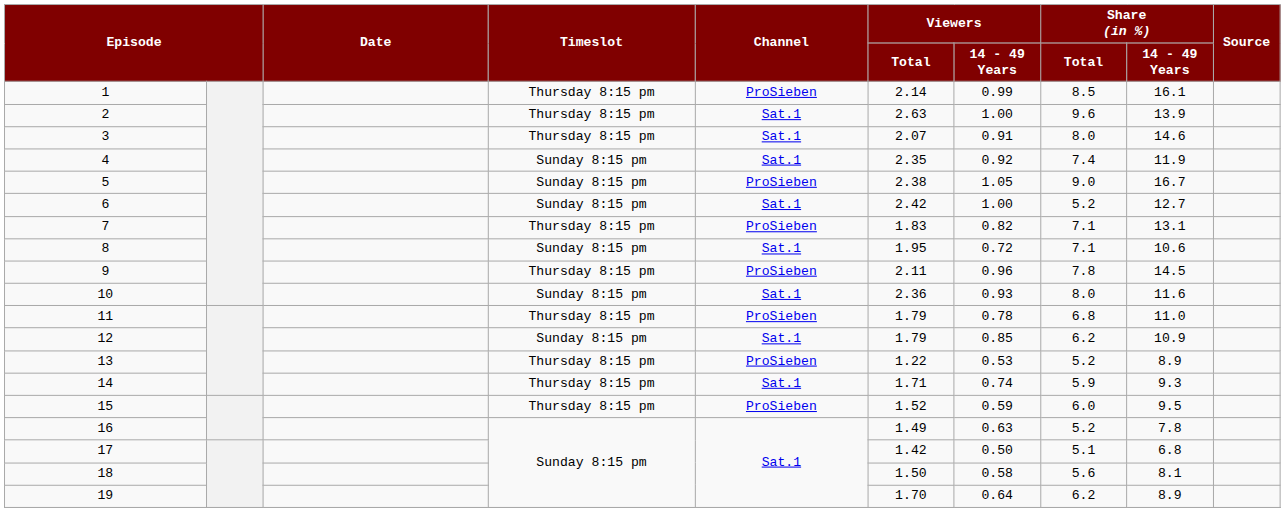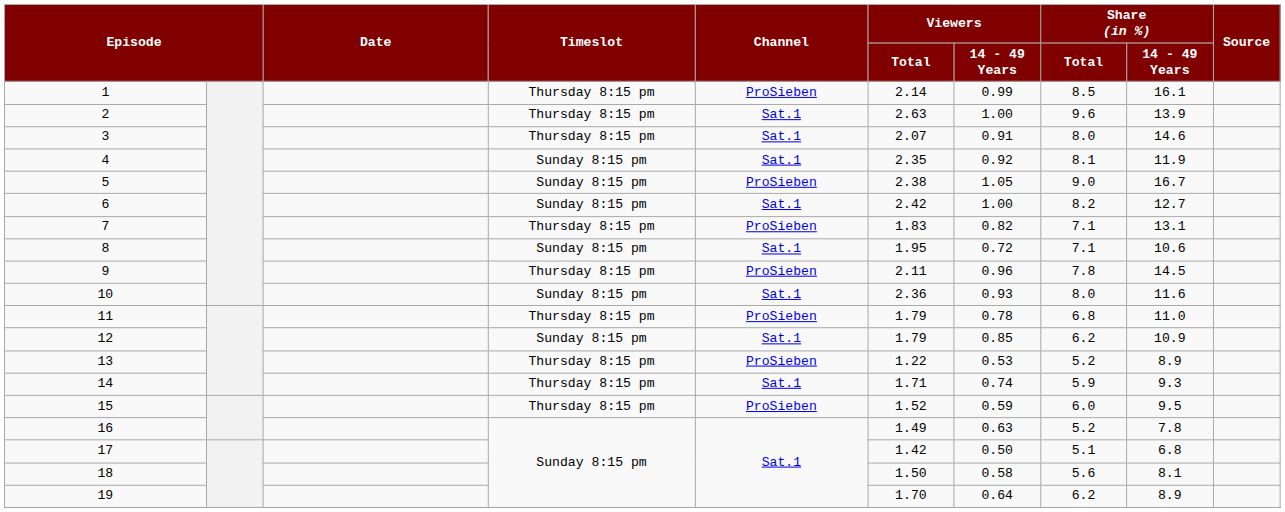(1084, 160) 7.4 -> (1084, 160) 8.1
(1084, 204) 5.2 -> (1084, 204) 8.2
